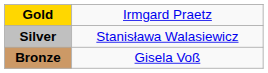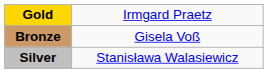rows swapped: (38, 36) <-> (38, 57)
